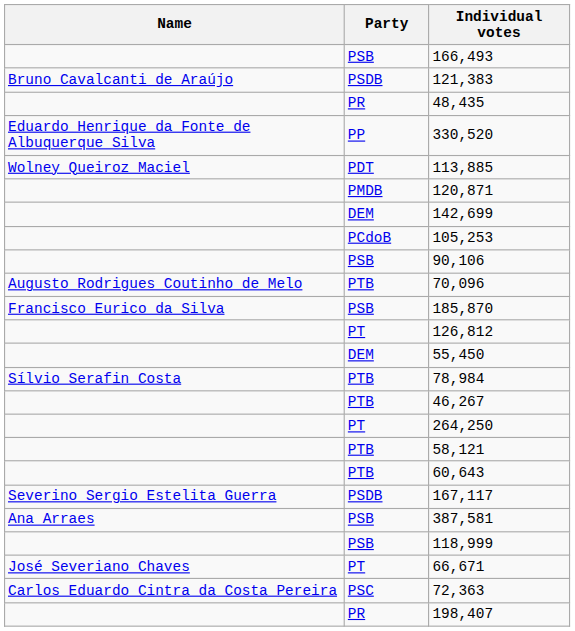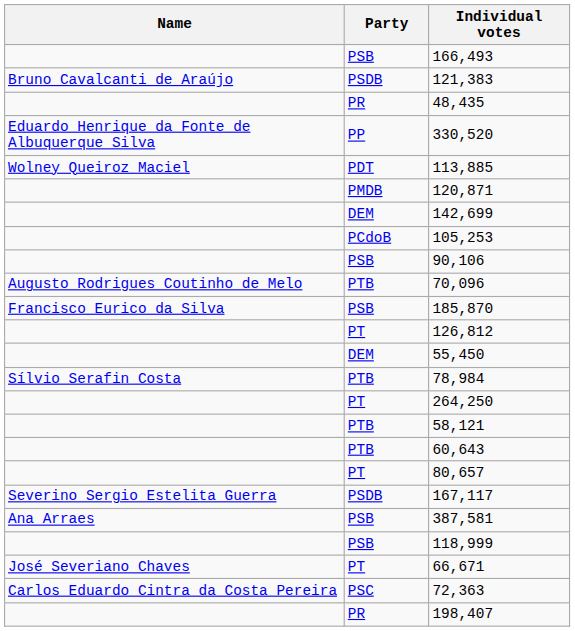- row: (458, 402)
+ row: (458, 473)
